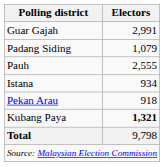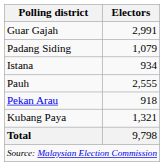rows swapped: (18, 65) <-> (20, 83)
(145, 118) bold -> (145, 118) normal
